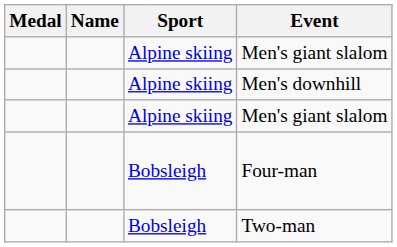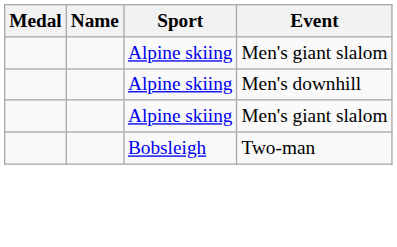- row: (167, 170)
